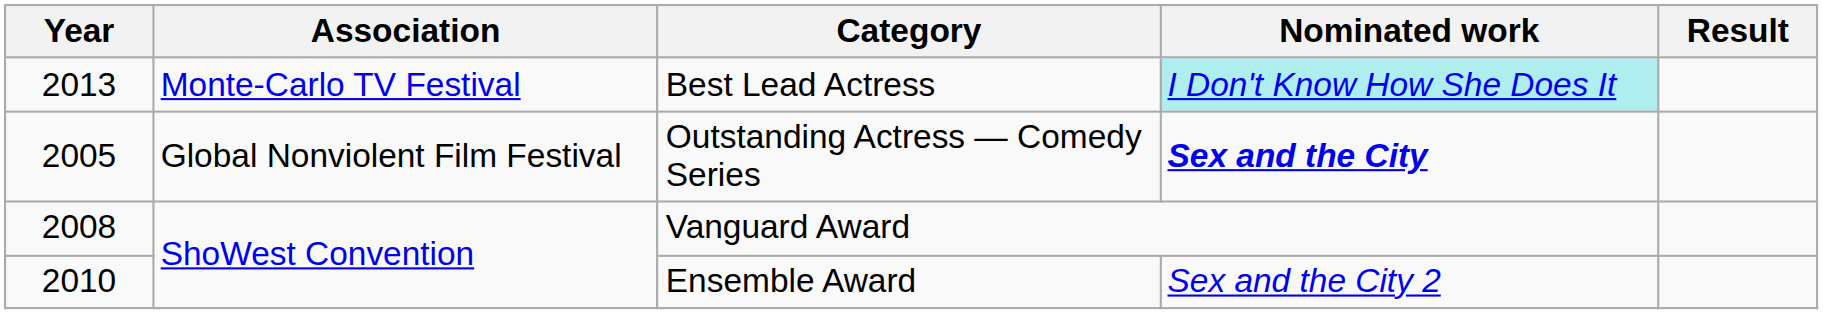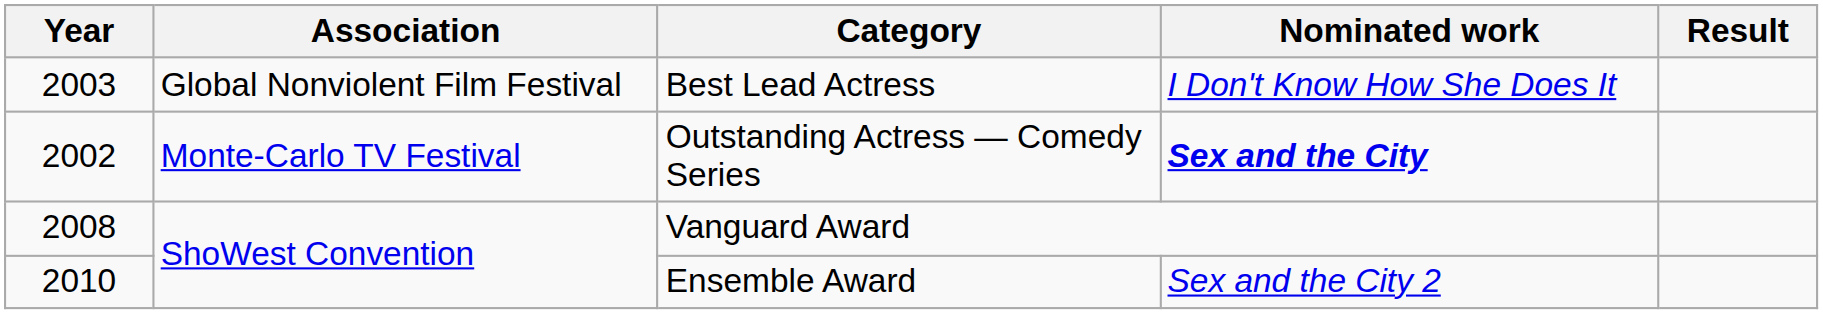(79, 84) 2013 -> (79, 84) 2003
(341, 84) Monte-Carlo TV Festival -> (391, 84) Global Nonviolent Film Festival
(1392, 84) paleturquoise background -> (1392, 84) no background
(79, 155) 2005 -> (79, 155) 2002
(391, 155) Global Nonviolent Film Festival -> (341, 155) Monte-Carlo TV Festival
